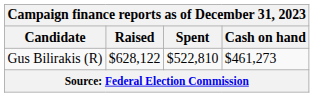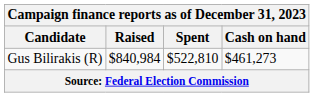(135, 59) $628,122 -> (135, 59) $840,984
